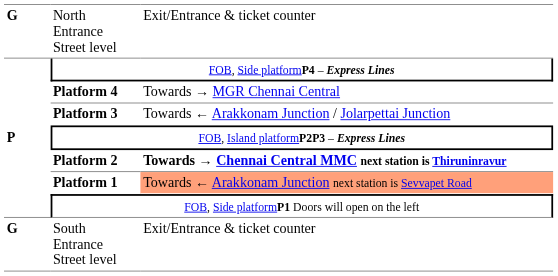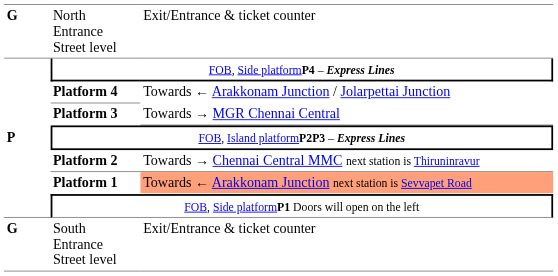(242, 92) Towards → MGR Chennai Central -> (297, 92) Towards ← Arakkonam Junction / Jolarpettai Junction
(297, 114) Towards ← Arakkonam Junction / Jolarpettai Junction -> (242, 114) Towards → MGR Chennai Central
(325, 160) bold -> (311, 160) normal
